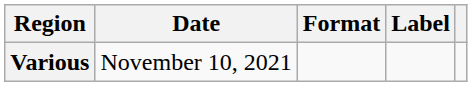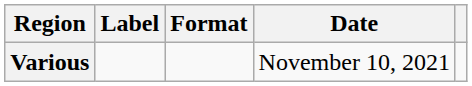columns swapped: (196, 23) <-> (421, 23)
